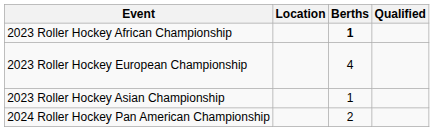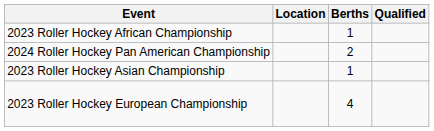(350, 33) bold -> (350, 33) normal
rows swapped: (139, 117) <-> (127, 65)
